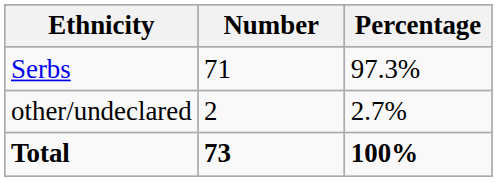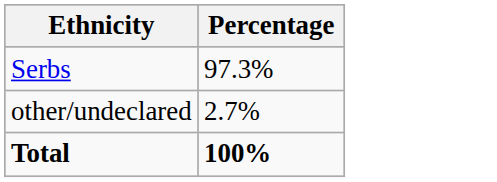- column: (271, 25)
